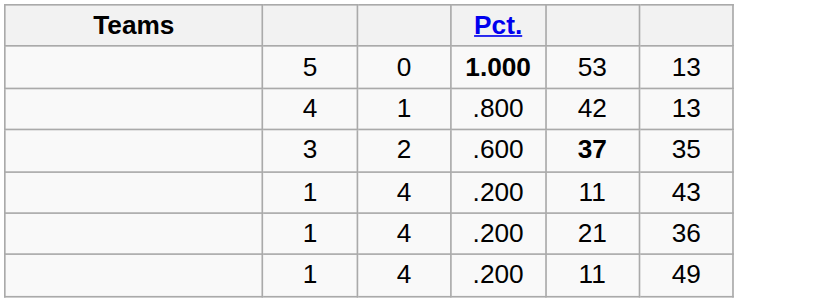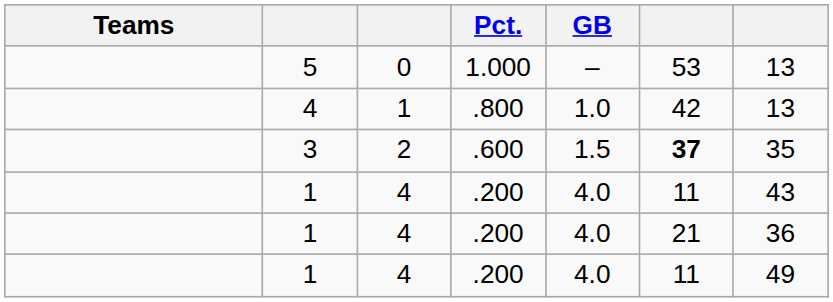+ column: (592, 25)
(498, 66) bold -> (498, 66) normal
